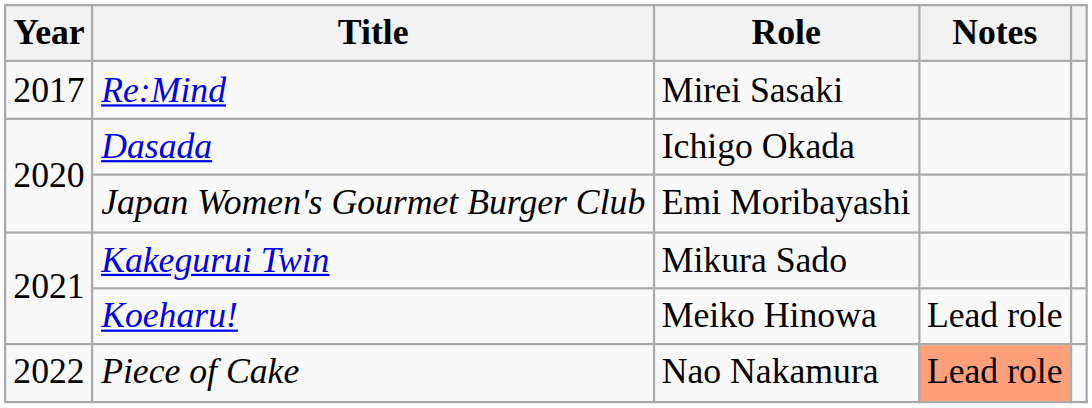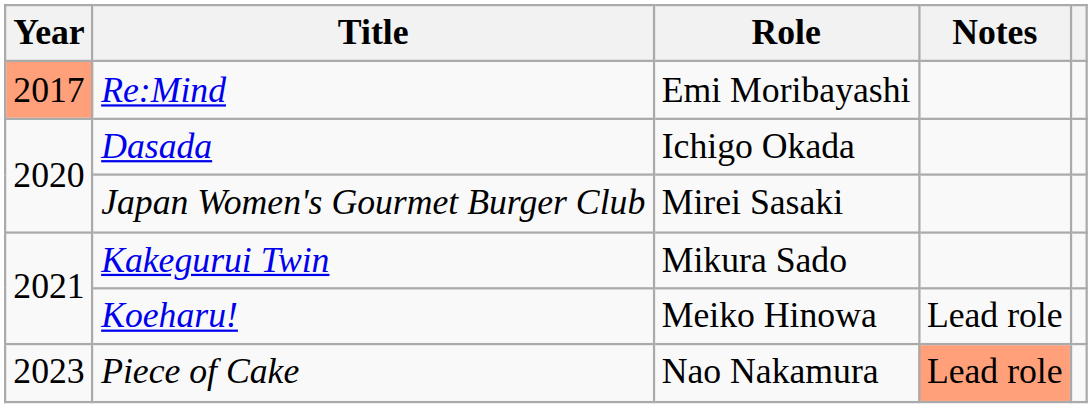(49, 89) no background -> (49, 89) lightsalmon background
(752, 89) Mirei Sasaki -> (786, 89) Emi Moribayashi
(786, 202) Emi Moribayashi -> (752, 202) Mirei Sasaki
(49, 372) 2022 -> (49, 372) 2023
